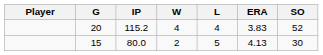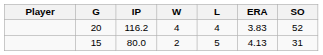(136, 27) 115.2 -> (136, 27) 116.2
(298, 43) 30 -> (298, 43) 31
